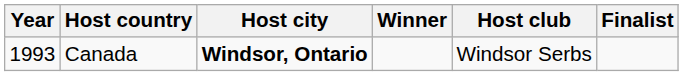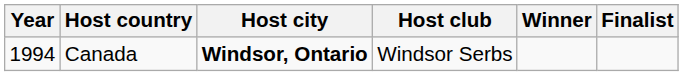columns swapped: (524, 20) <-> (412, 20)
(32, 53) 1993 -> (32, 53) 1994
